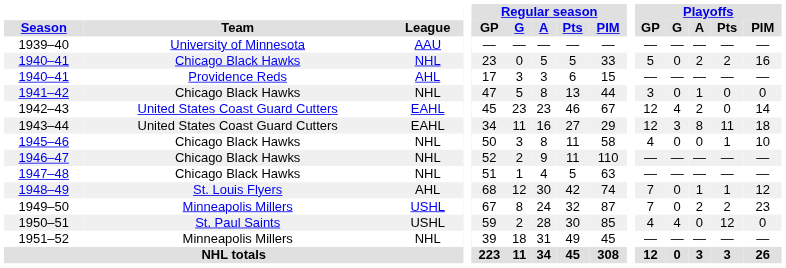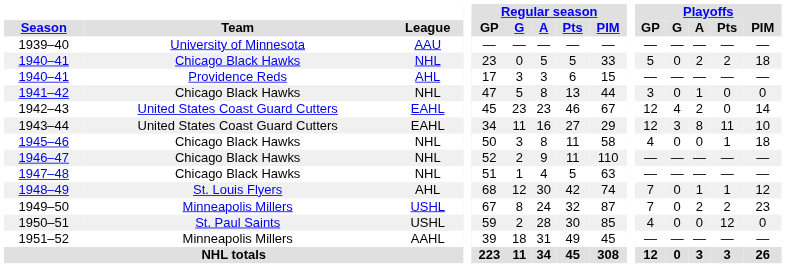(763, 60) 16 -> (763, 60) 18
(763, 125) 18 -> (763, 125) 10
(763, 141) 10 -> (763, 141) 18
(677, 222) 4 -> (677, 222) 0
(428, 238) NHL -> (428, 238) AAHL
